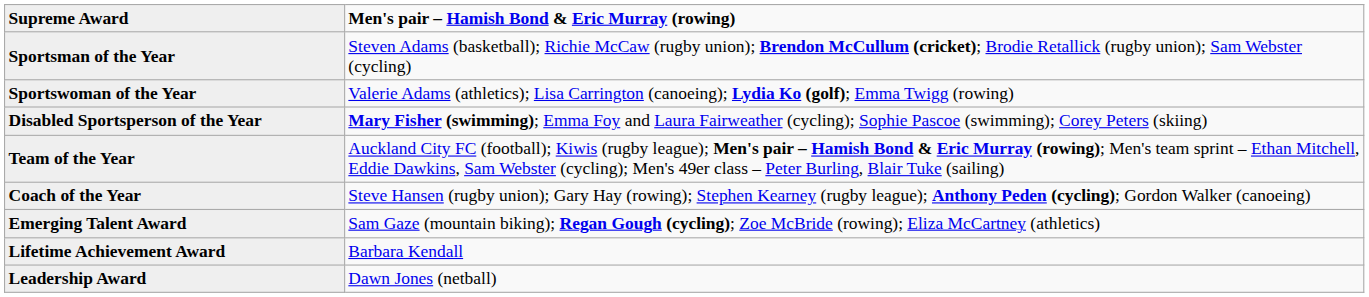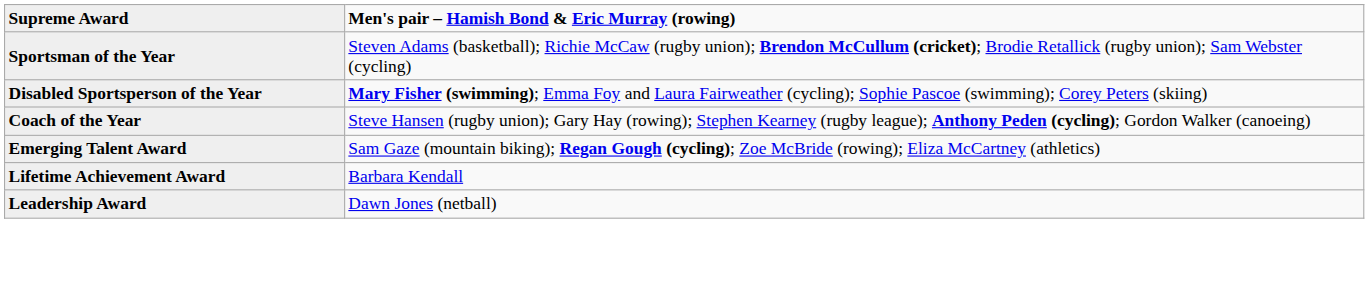- row: (102, 93)
- row: (72, 158)
